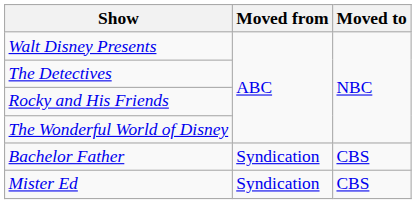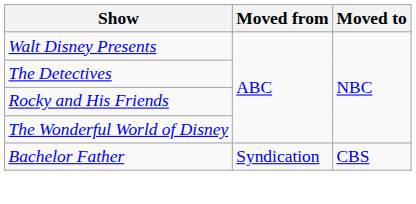- row: (43, 184)
